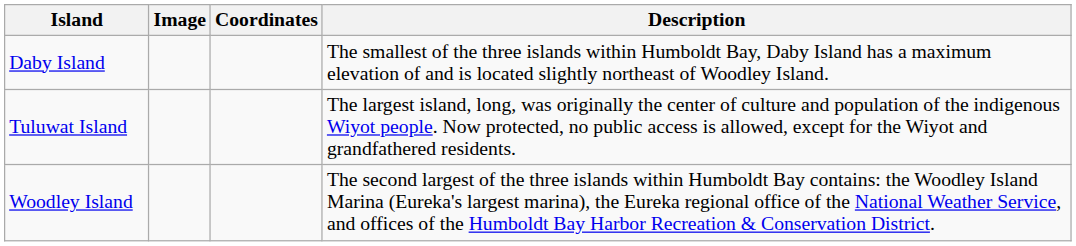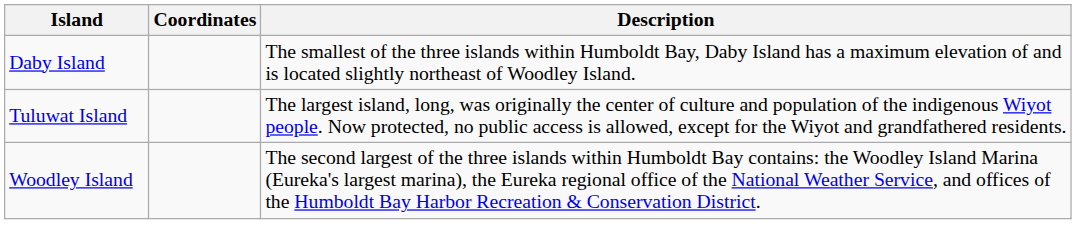- column: (180, 20)
